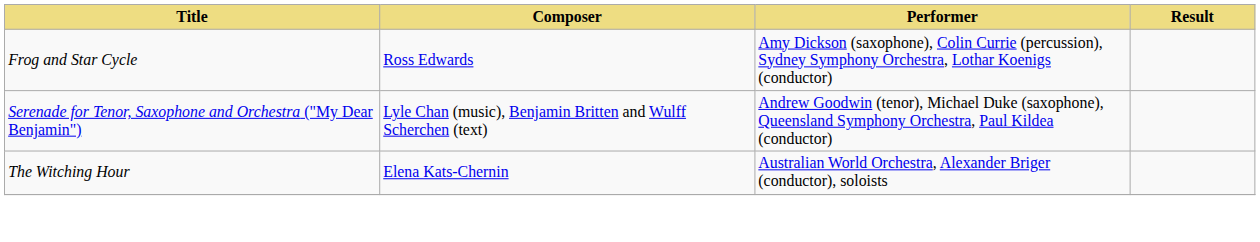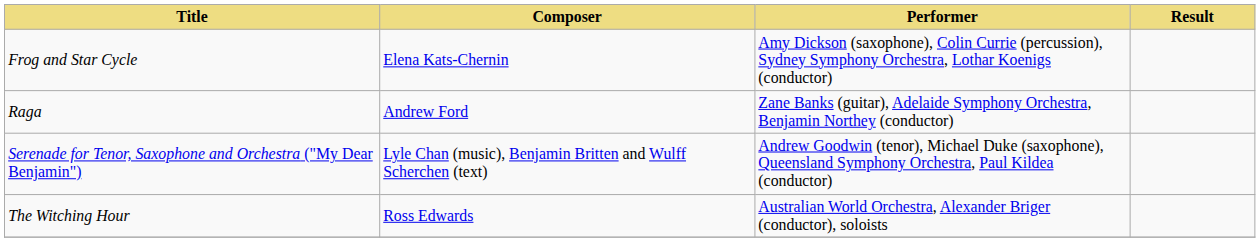(428, 60) Ross Edwards -> (446, 60) Elena Kats-Chernin
+ row: (25, 111)
(446, 172) Elena Kats-Chernin -> (428, 215) Ross Edwards
